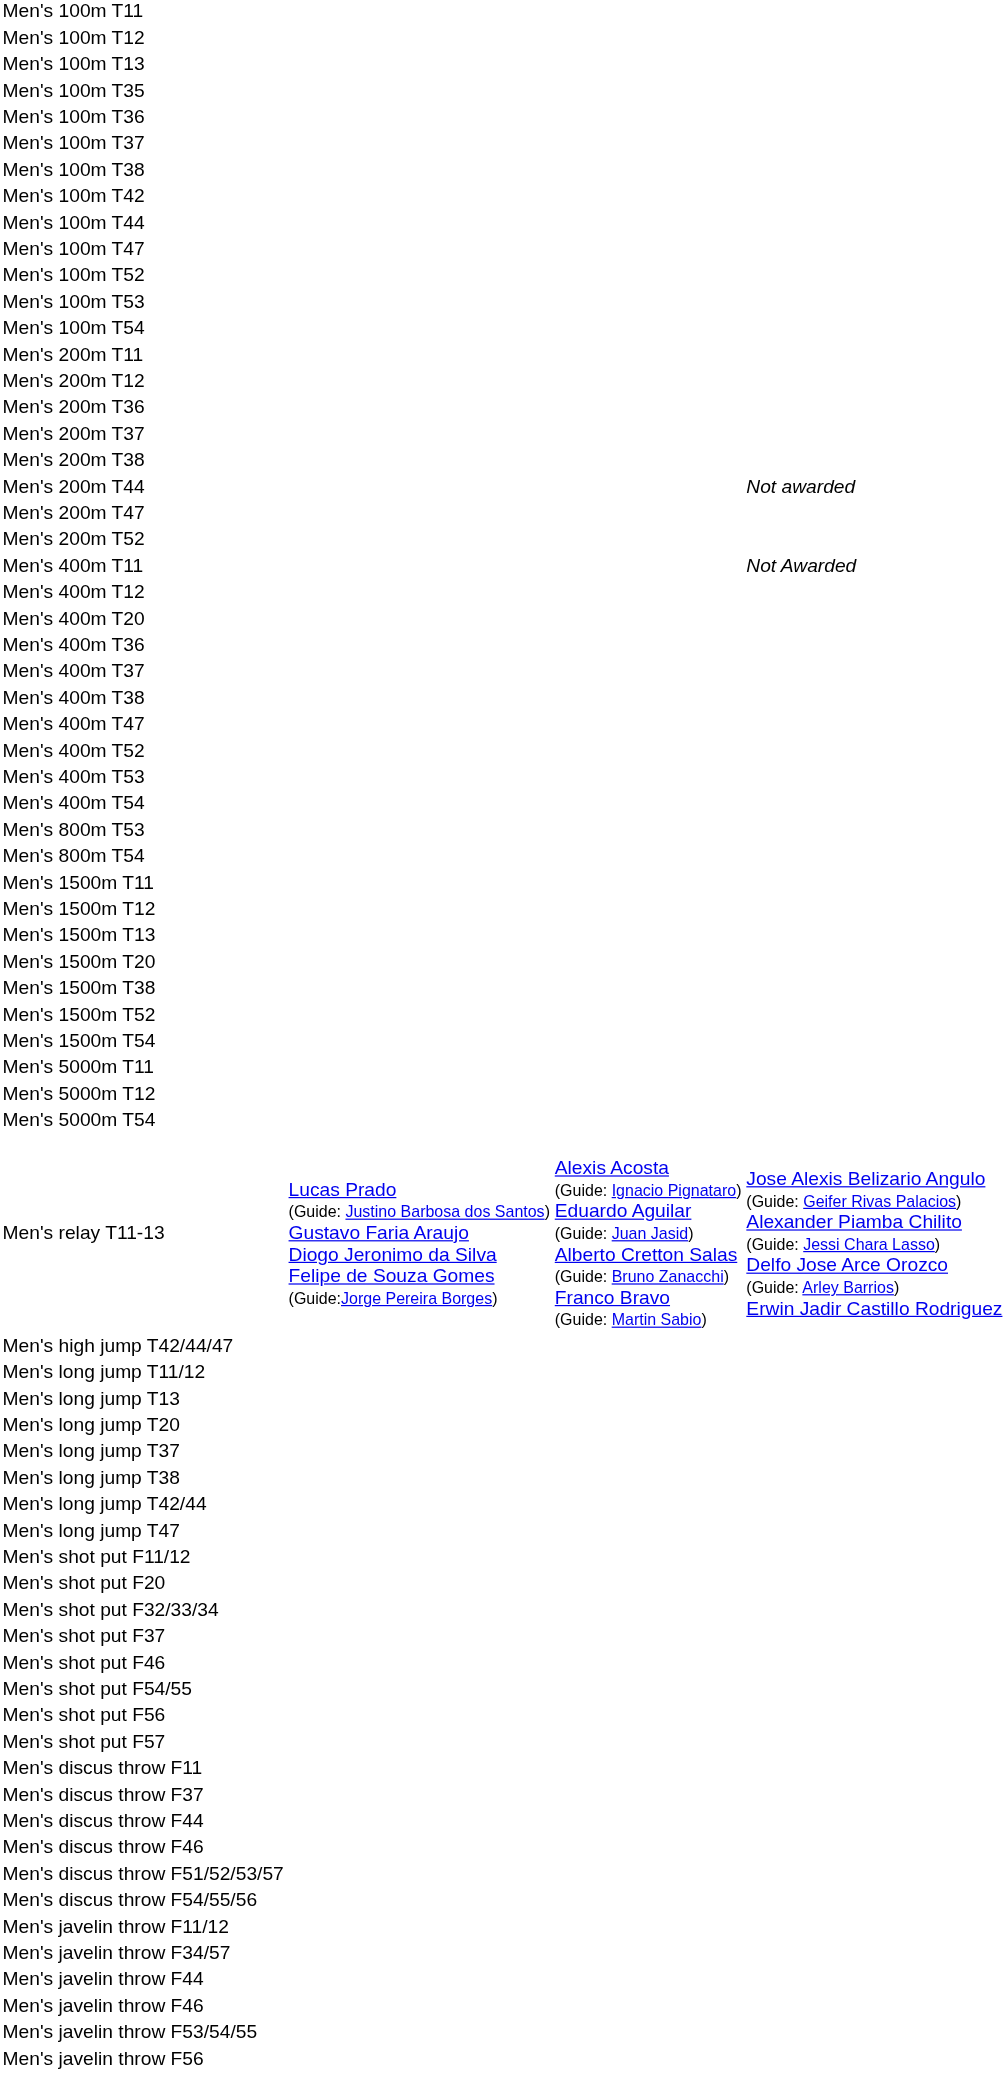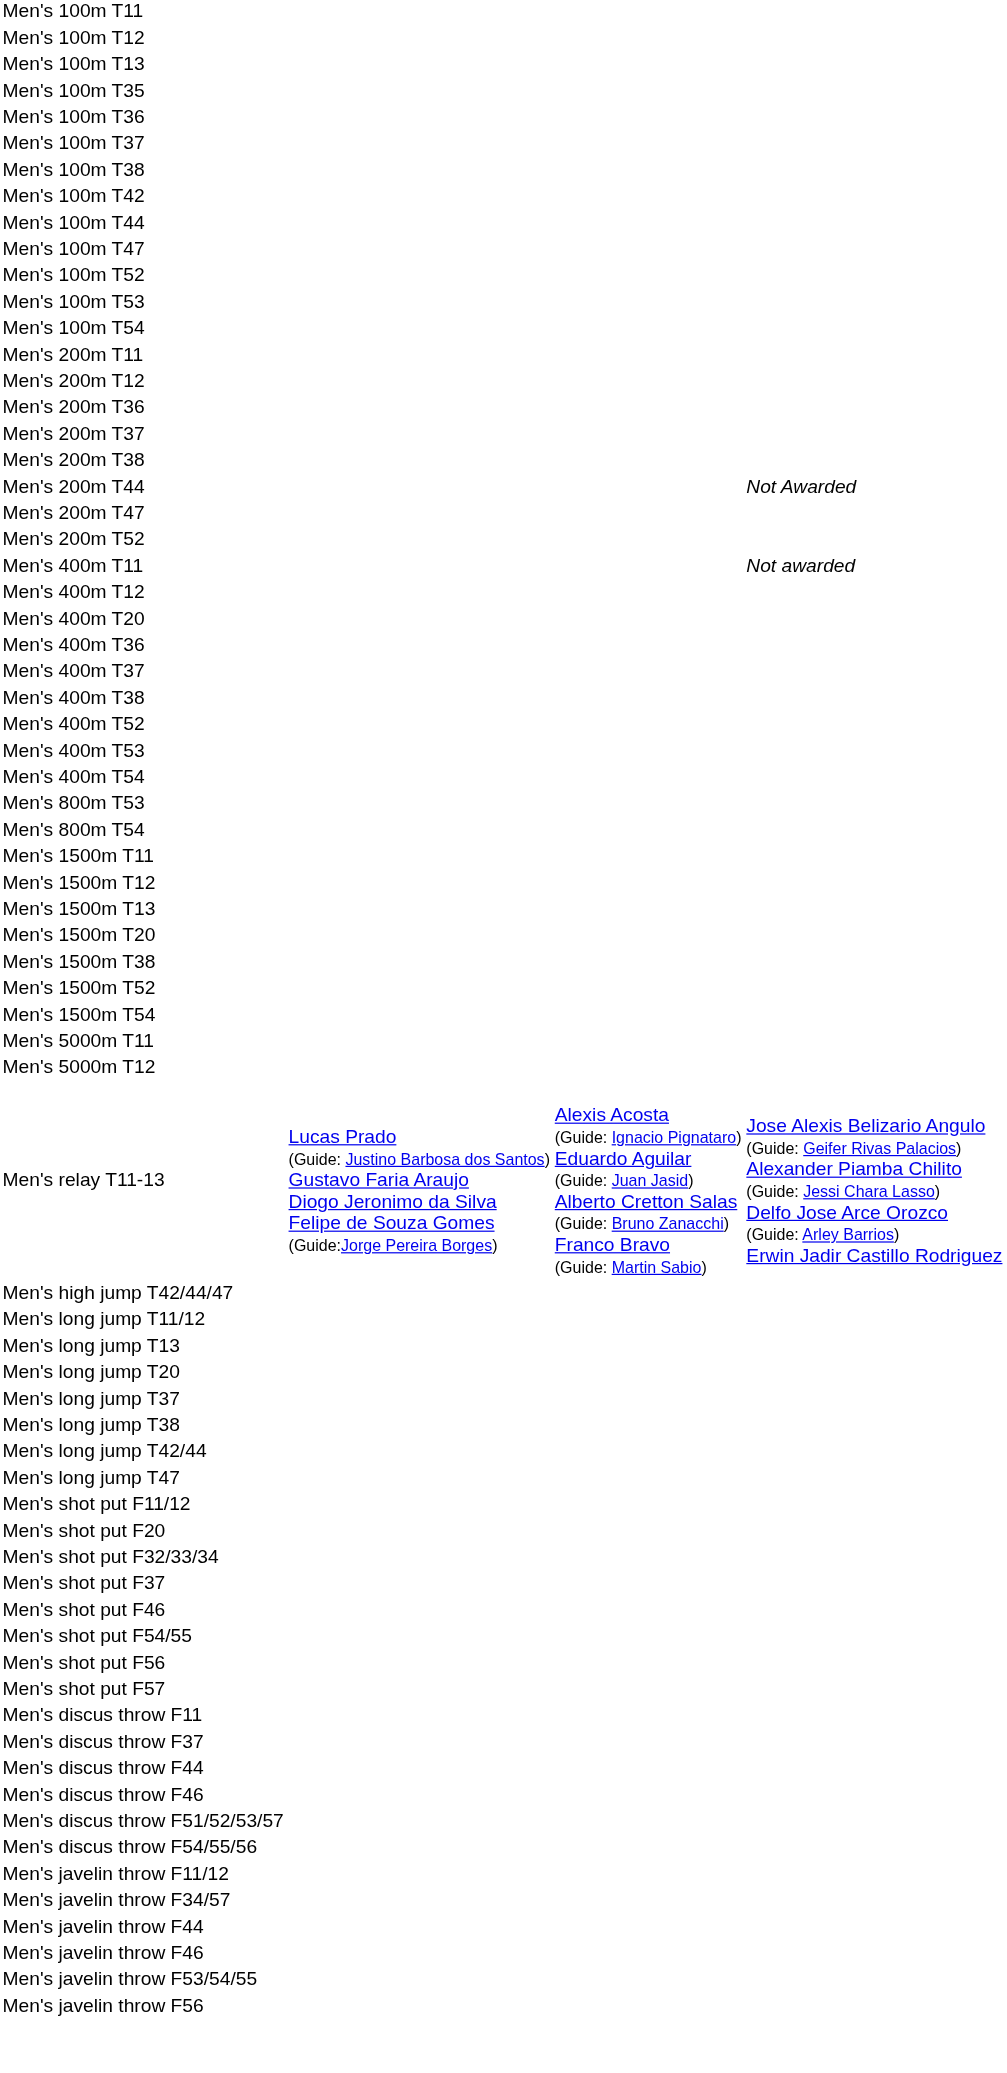(801, 486) Not awarded -> (801, 486) Not Awarded
(801, 565) Not Awarded -> (801, 565) Not awarded
- row: (74, 724)
- row: (79, 1120)
